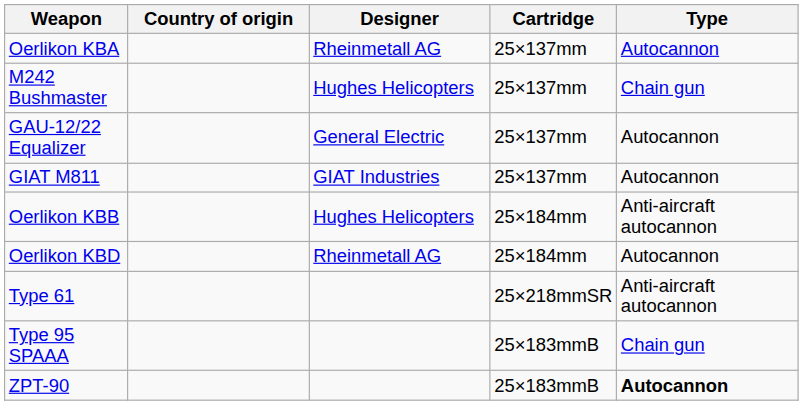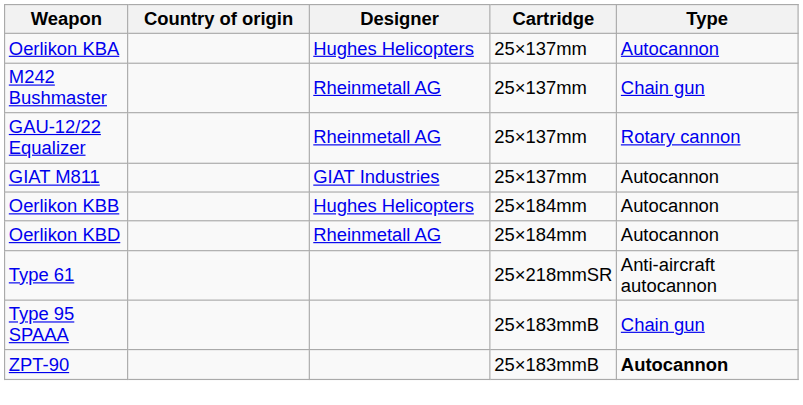(377, 48) Rheinmetall AG -> (394, 48) Hughes Helicopters
(394, 87) Hughes Helicopters -> (377, 87) Rheinmetall AG
(379, 137) General Electric -> (377, 137) Rheinmetall AG
(670, 137) Autocannon -> (681, 137) Rotary cannon
(669, 216) Anti-aircraft autocannon -> (670, 206) Autocannon
